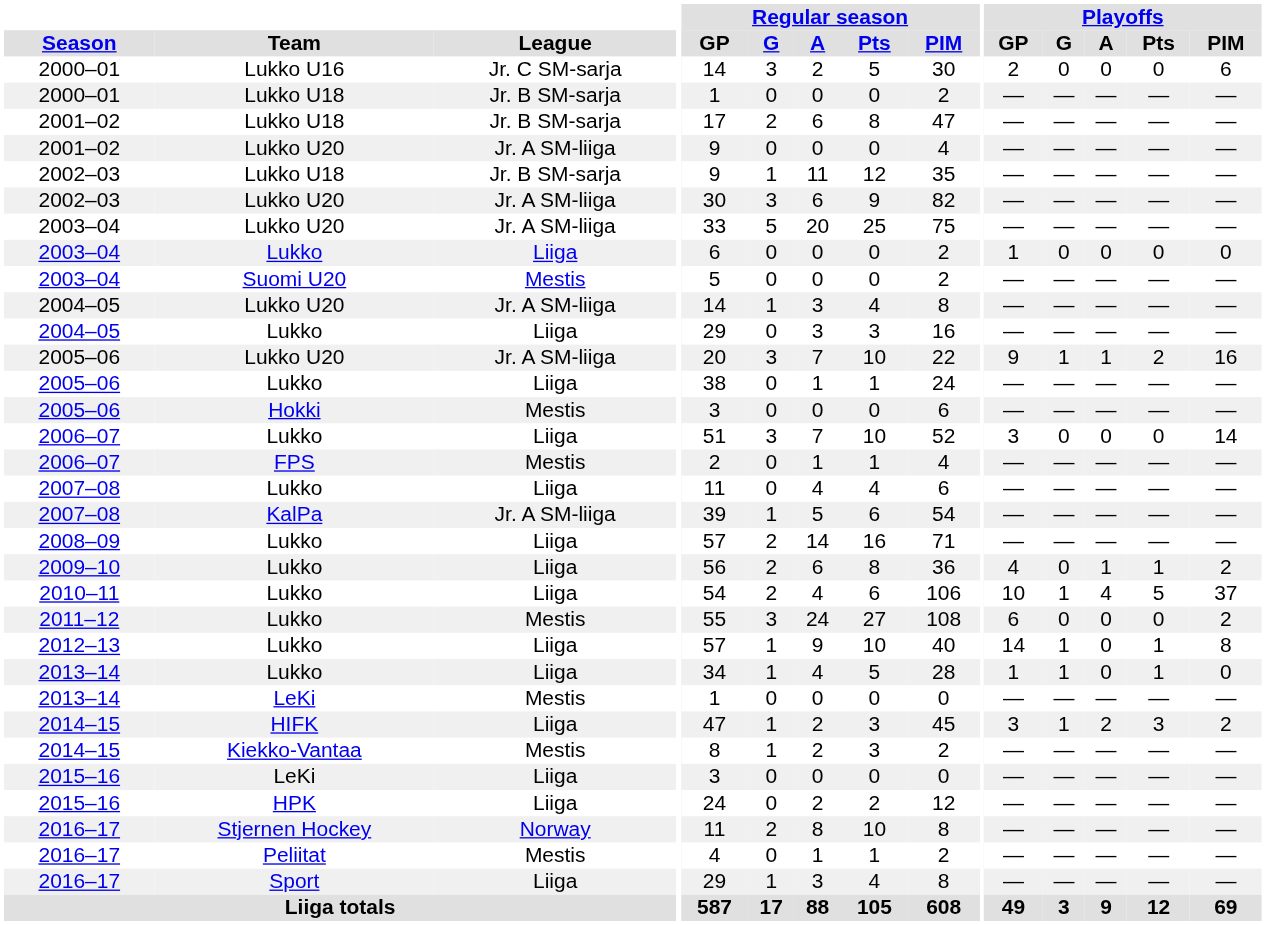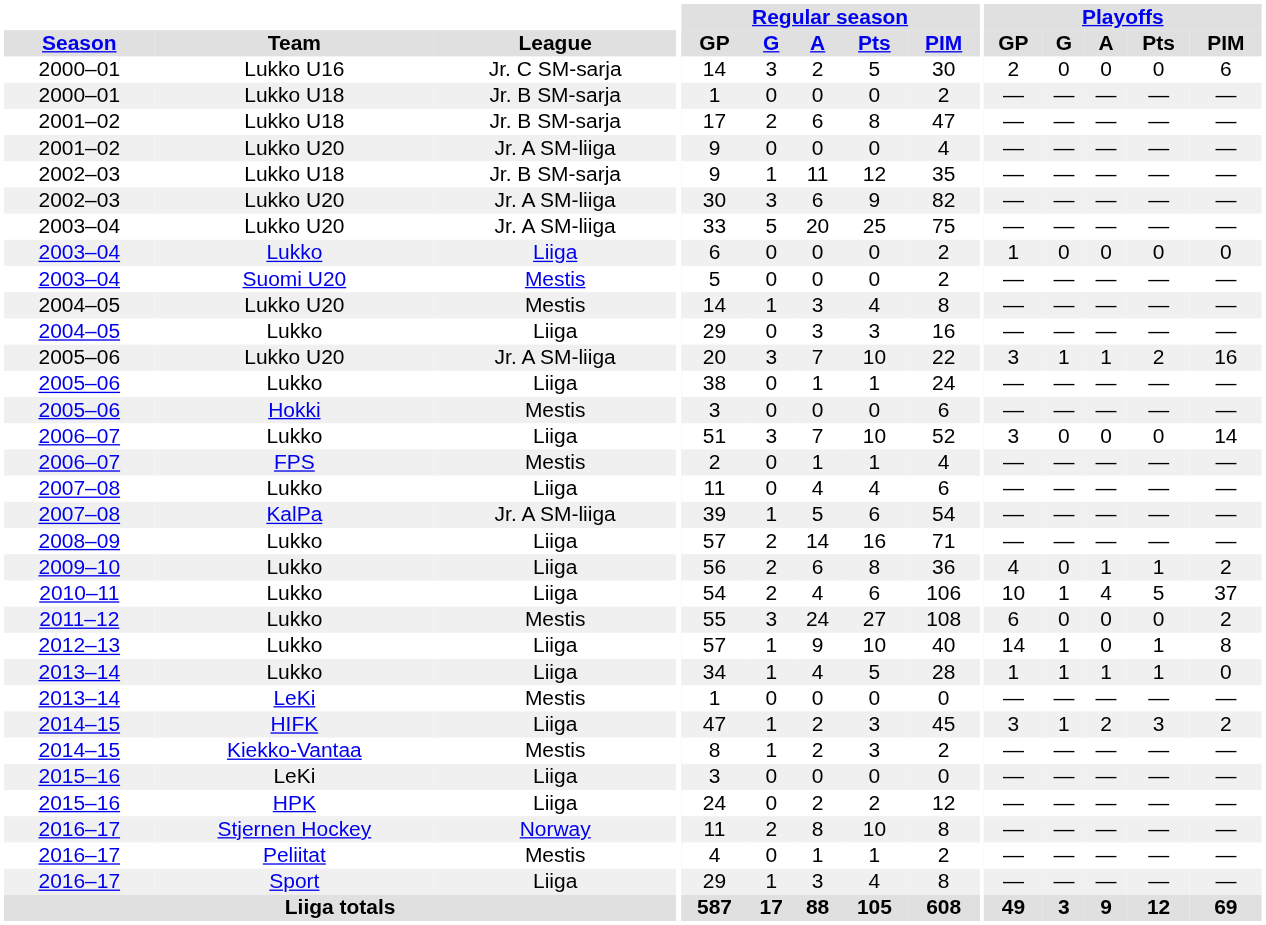(555, 305) Jr. A SM-liiga -> (555, 305) Mestis
(1013, 357) 9 -> (1013, 357) 3
(1106, 671) 0 -> (1106, 671) 1
